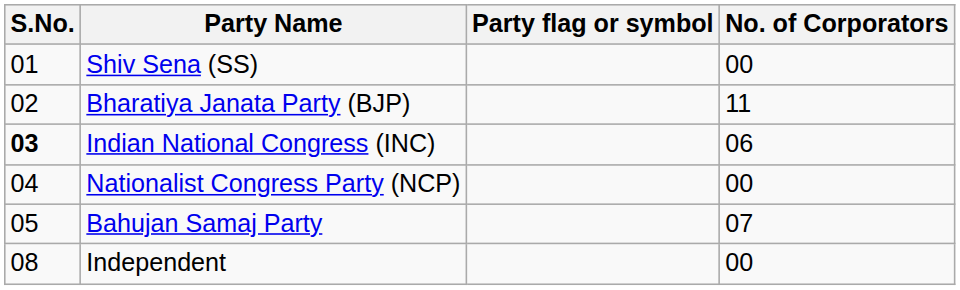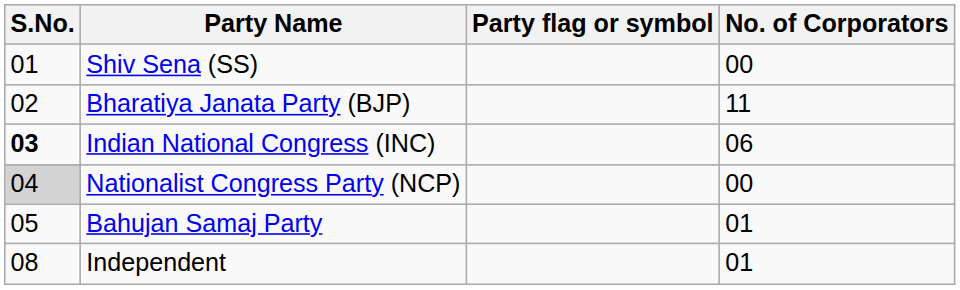(25, 183) no background -> (25, 183) lightgrey background
(739, 223) 07 -> (739, 223) 01
(739, 263) 00 -> (739, 263) 01
